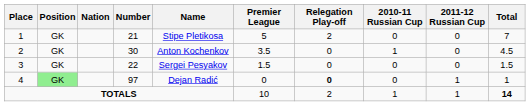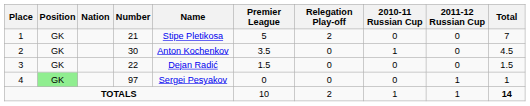(193, 65) Sergei Pesyakov -> (193, 65) Dejan Radić
(193, 80) Dejan Radić -> (193, 80) Sergei Pesyakov
(329, 80) bold -> (329, 80) normal
